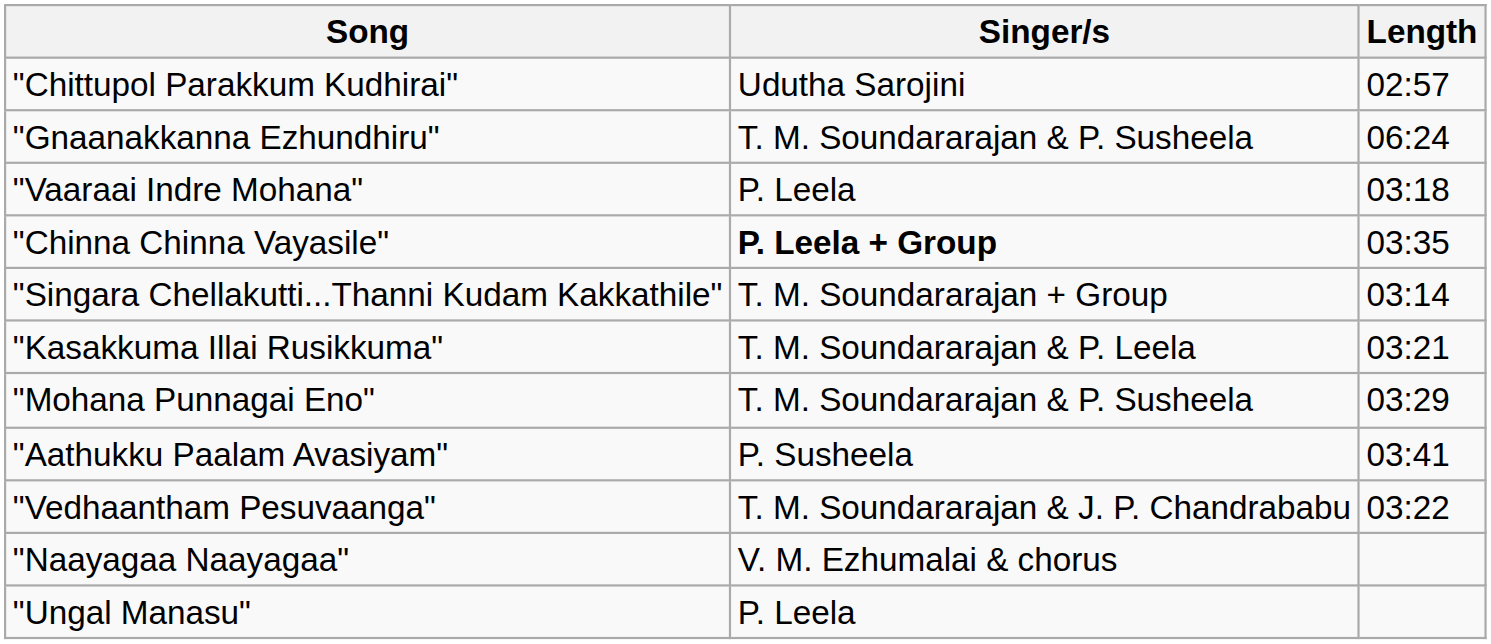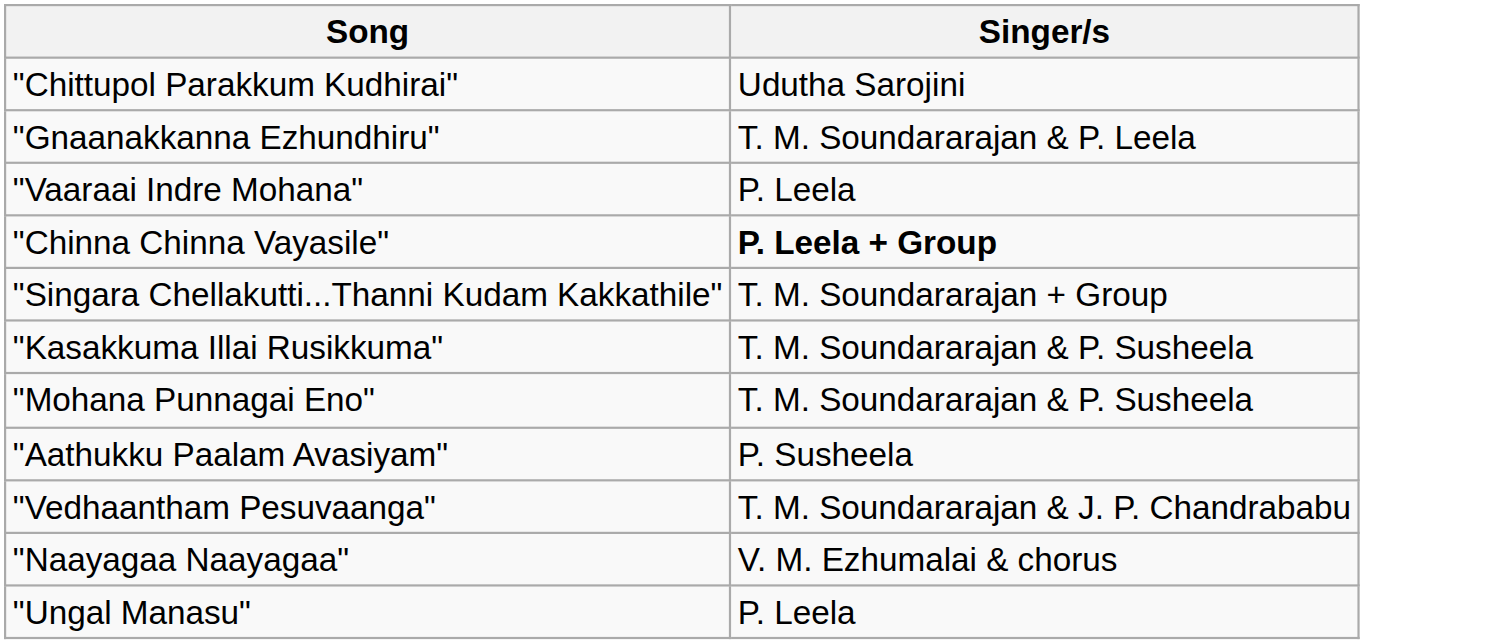- column: (1422, 32)
(995, 137) T. M. Soundararajan & P. Susheela -> (967, 137) T. M. Soundararajan & P. Leela
(967, 348) T. M. Soundararajan & P. Leela -> (995, 348) T. M. Soundararajan & P. Susheela
